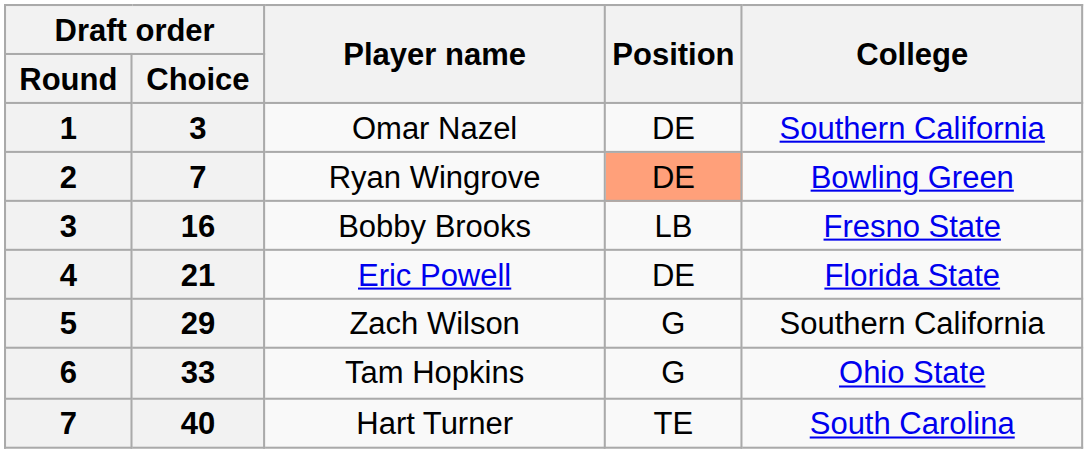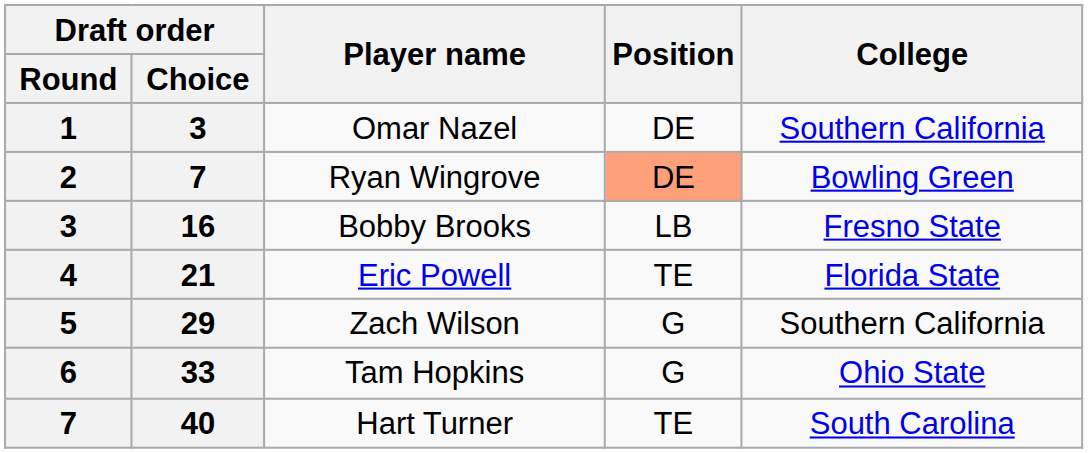(673, 275) DE -> (673, 275) TE
